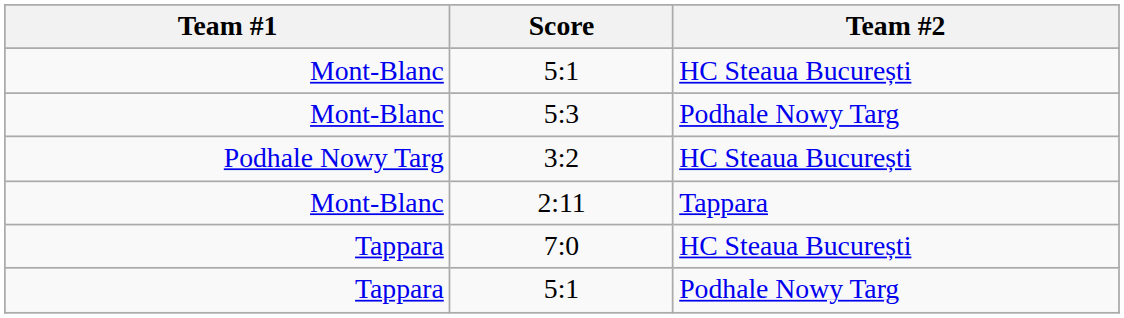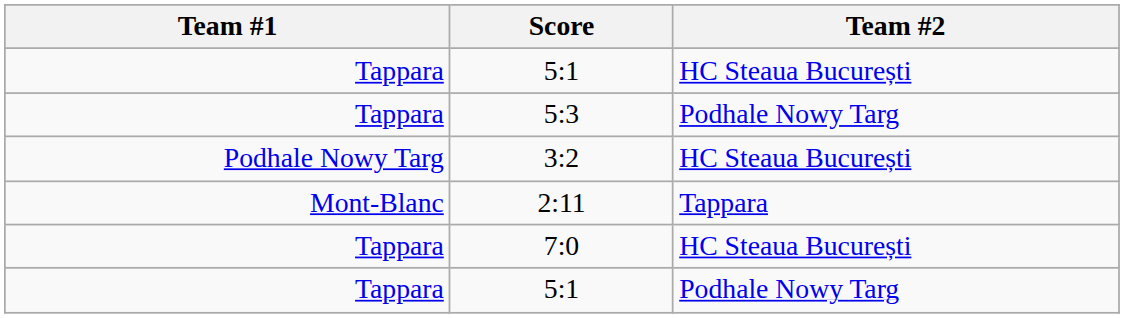(377, 70) Mont-Blanc -> (399, 70) Tappara
(377, 114) Mont-Blanc -> (399, 114) Tappara
